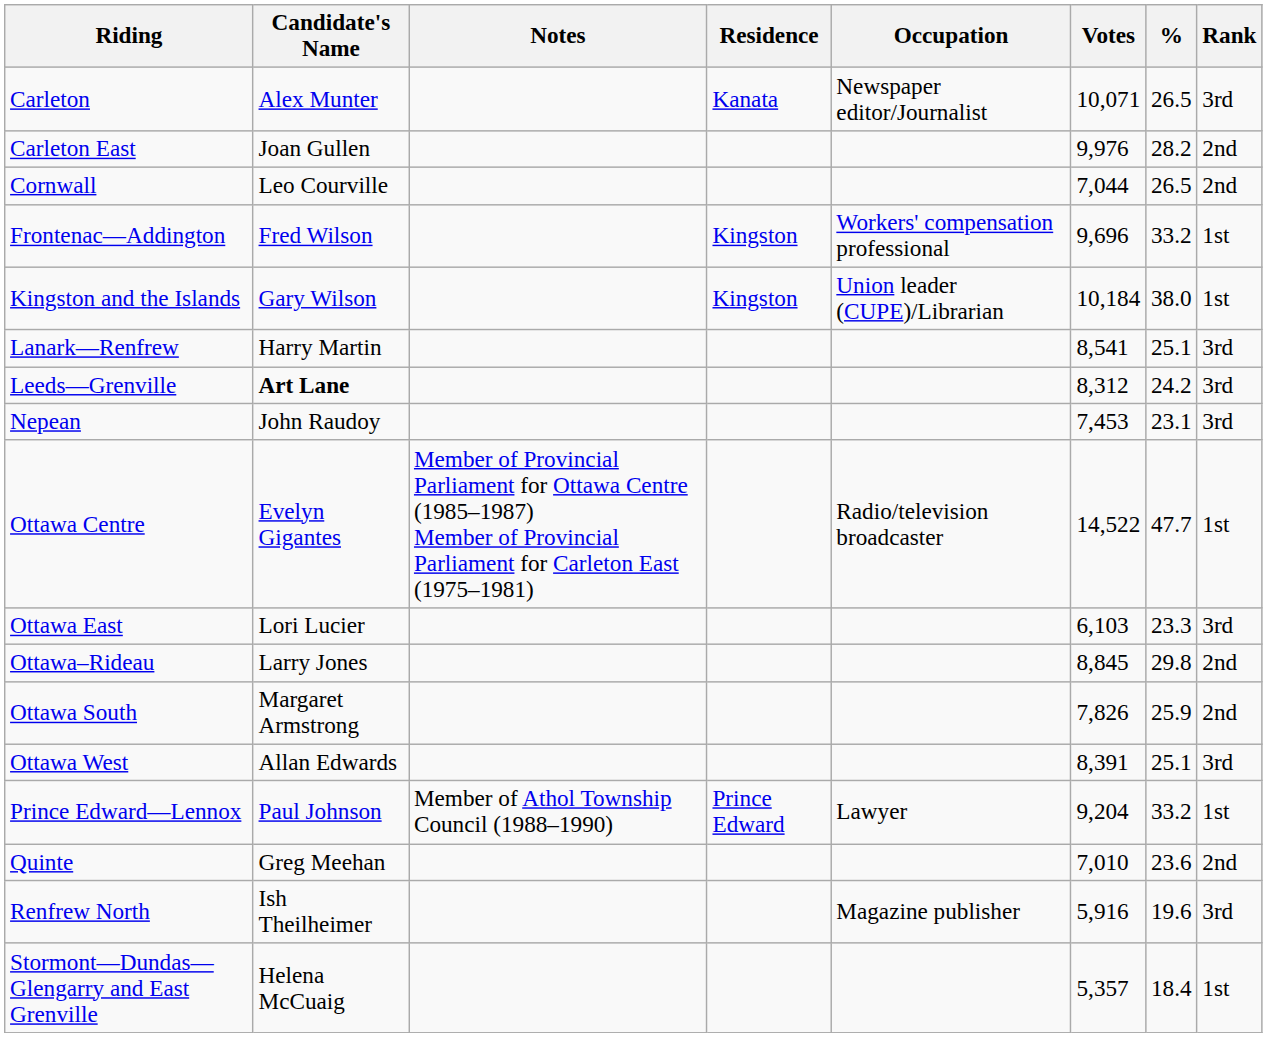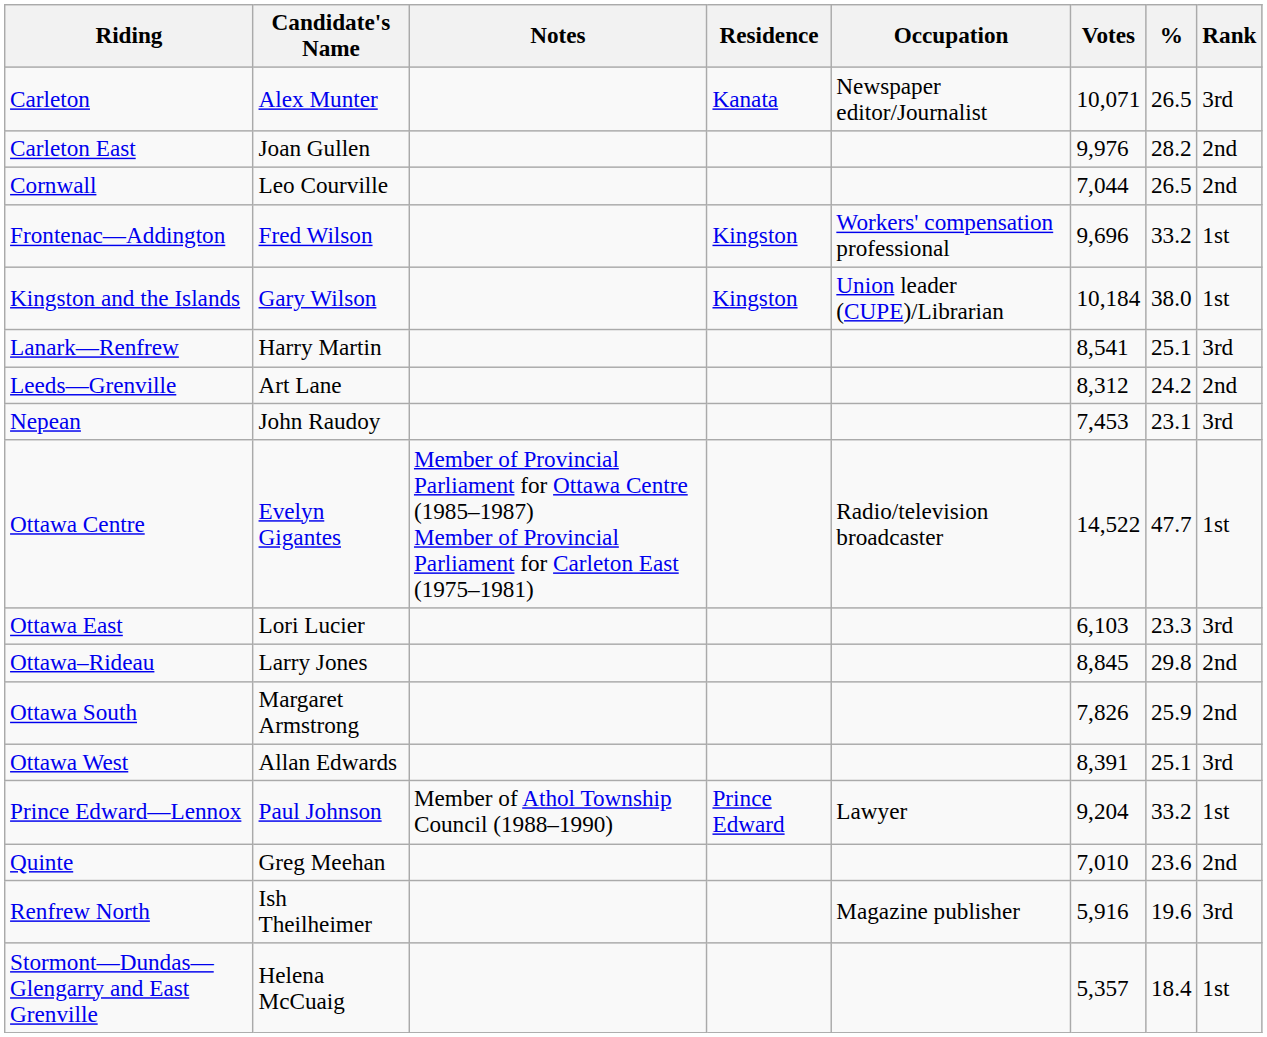(304, 384) bold -> (300, 384) normal
(1218, 384) 3rd -> (1220, 384) 2nd
